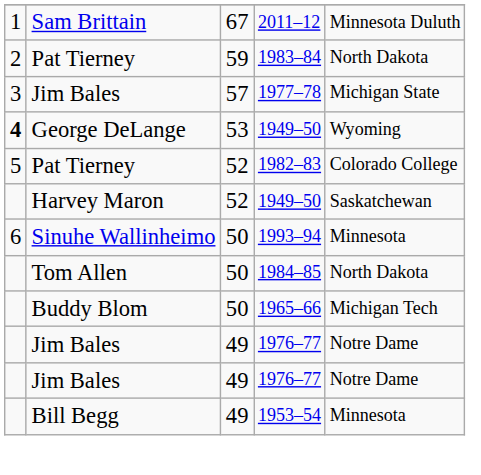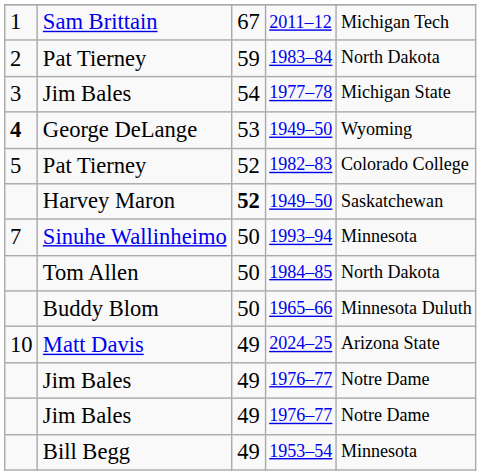(395, 22) Minnesota Duluth -> (395, 22) Michigan Tech
(237, 93) 57 -> (248, 93) 54
(237, 201) normal -> (248, 201) bold
(16, 237) 6 -> (16, 237) 7
(384, 308) Michigan Tech -> (406, 308) Minnesota Duluth
+ row: (93, 344)
